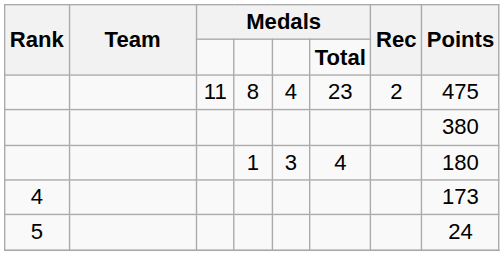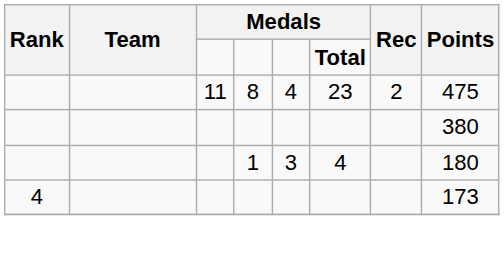- row: (37, 232)
